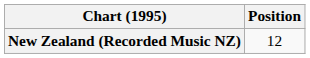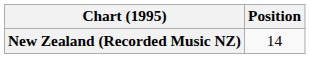(274, 41) 12 -> (274, 41) 14
